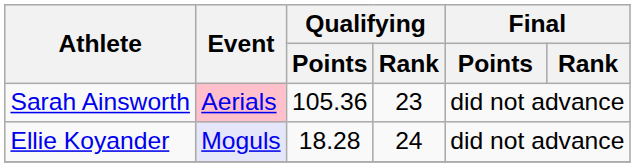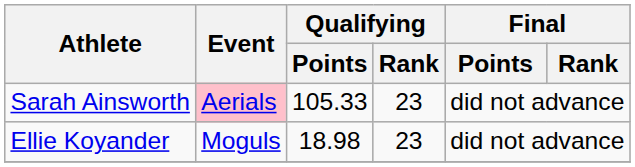(330, 102) 105.36 -> (330, 102) 105.33
(241, 141) lavender background -> (241, 141) no background
(330, 141) 18.28 -> (330, 141) 18.98
(409, 141) 24 -> (409, 141) 23
